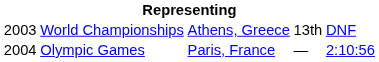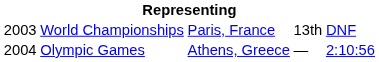(239, 30) Athens, Greece -> (231, 30) Paris, France
(231, 50) Paris, France -> (239, 50) Athens, Greece
